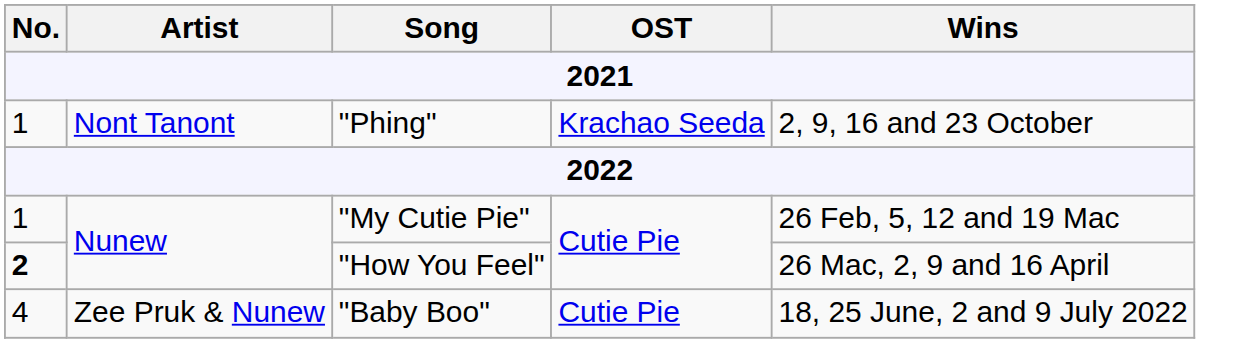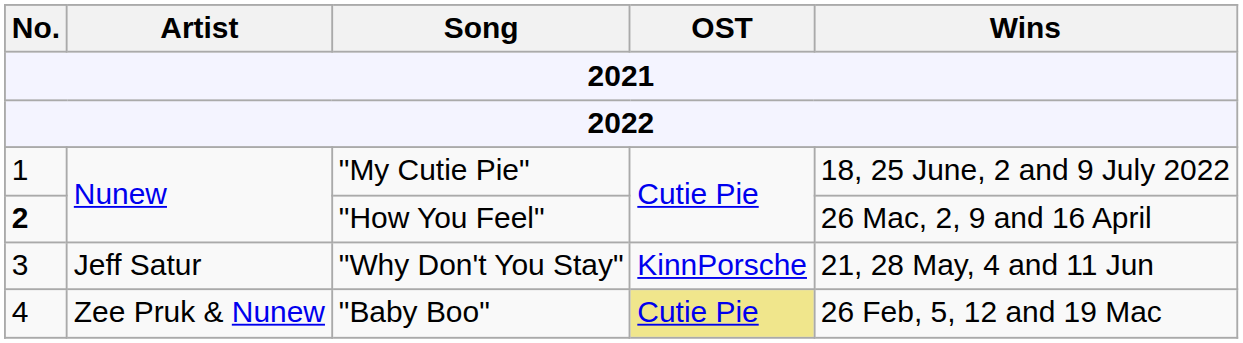- row: (388, 123)
(949, 218) 26 Feb, 5, 12 and 19 Mac -> (1025, 170) 18, 25 June, 2 and 9 July 2022
+ row: (481, 265)
(619, 312) no background -> (698, 312) khaki background
(983, 312) 18, 25 June, 2 and 9 July 2022 -> (991, 312) 26 Feb, 5, 12 and 19 Mac
